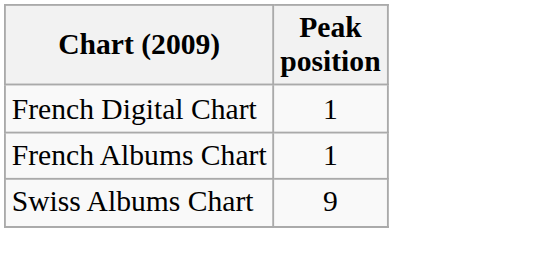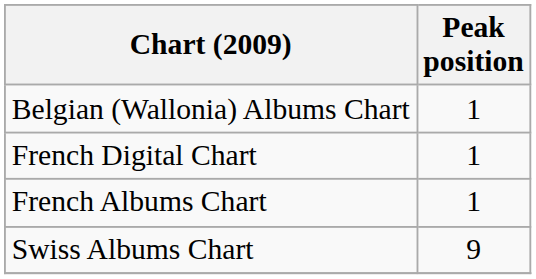+ row: (211, 108)
